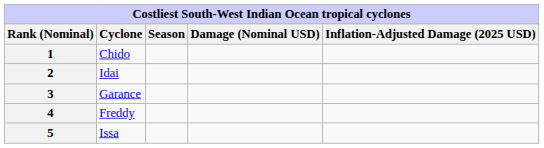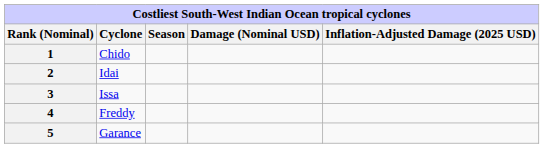(120, 93) Garance -> (109, 93) Issa
(109, 133) Issa -> (120, 133) Garance
